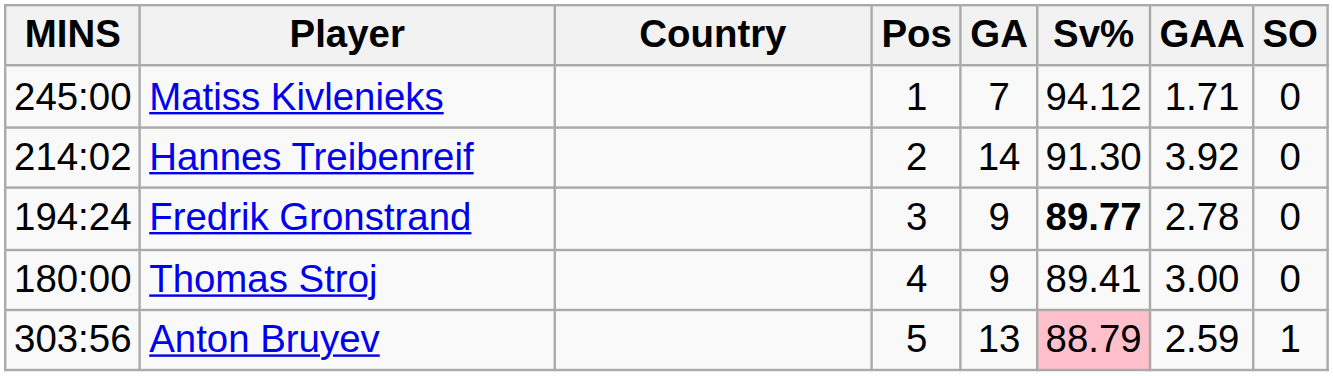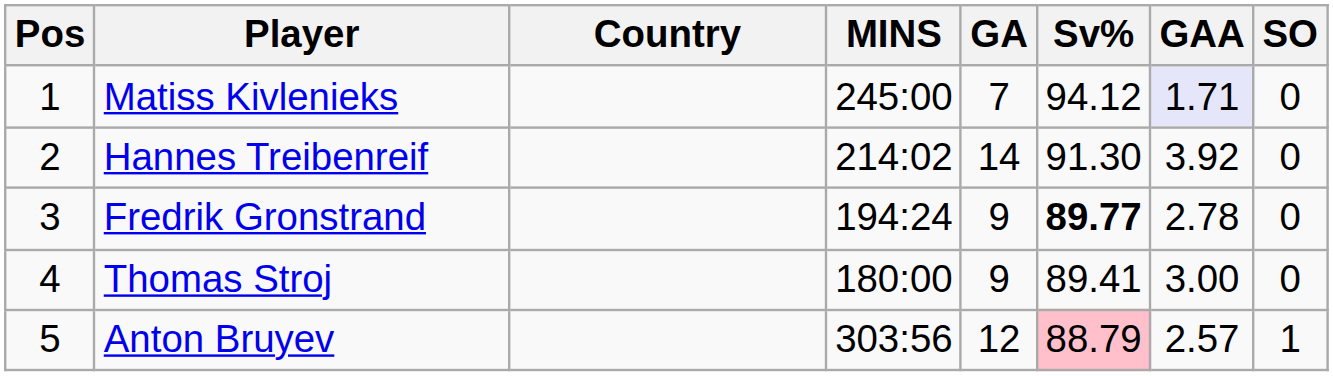columns swapped: (917, 34) <-> (73, 34)
(1202, 95) no background -> (1202, 95) lavender background
(999, 339) 13 -> (999, 339) 12
(1202, 339) 2.59 -> (1202, 339) 2.57
